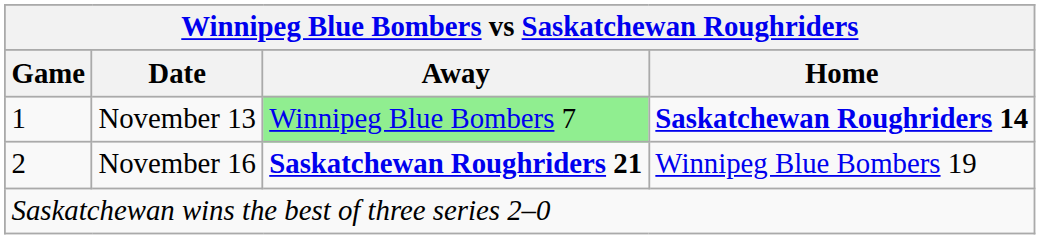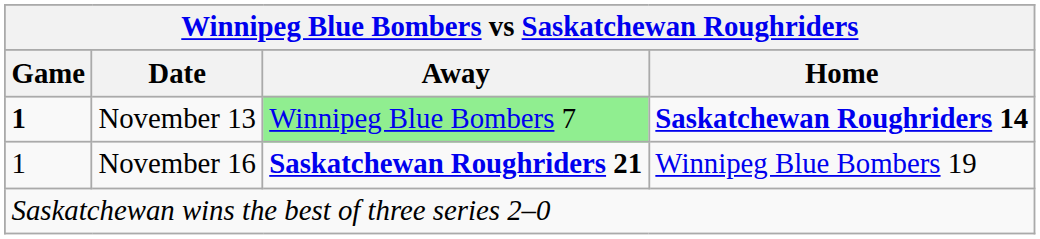(19, 118) normal -> (19, 118) bold
(19, 164) 2 -> (19, 164) 1
